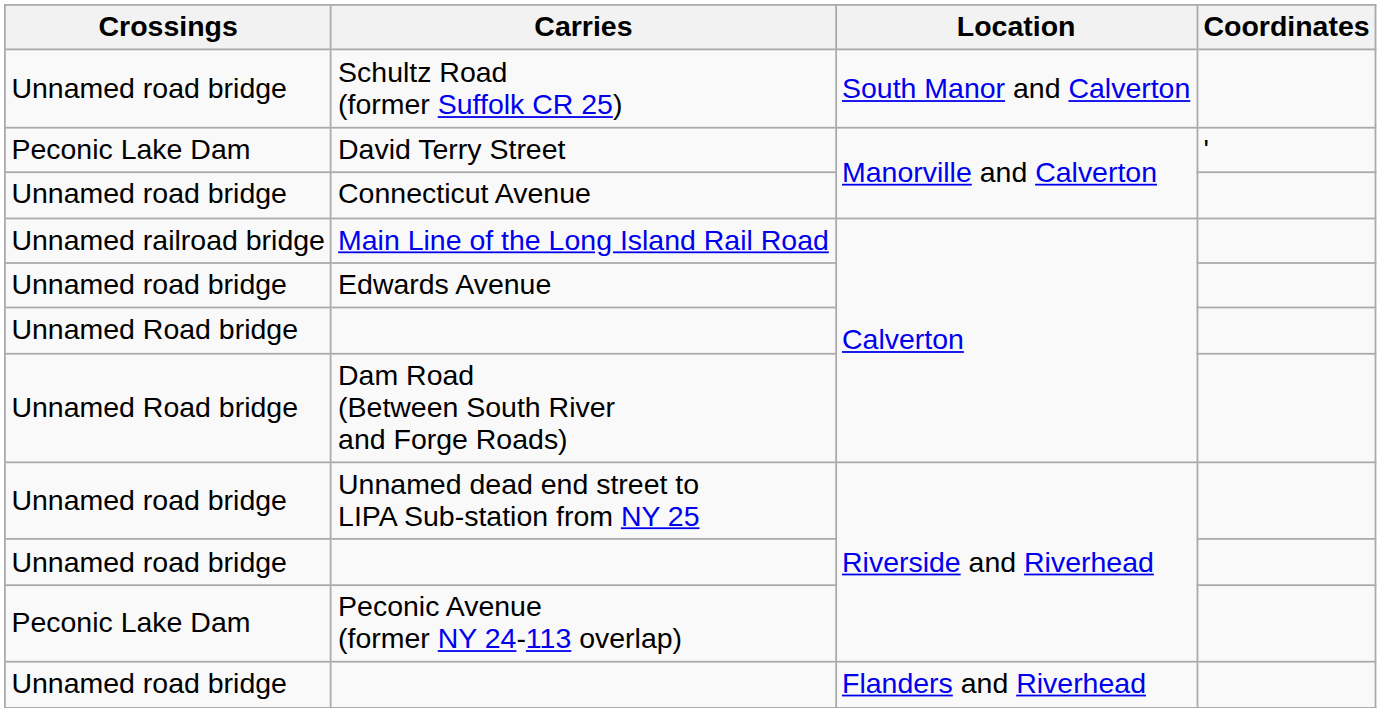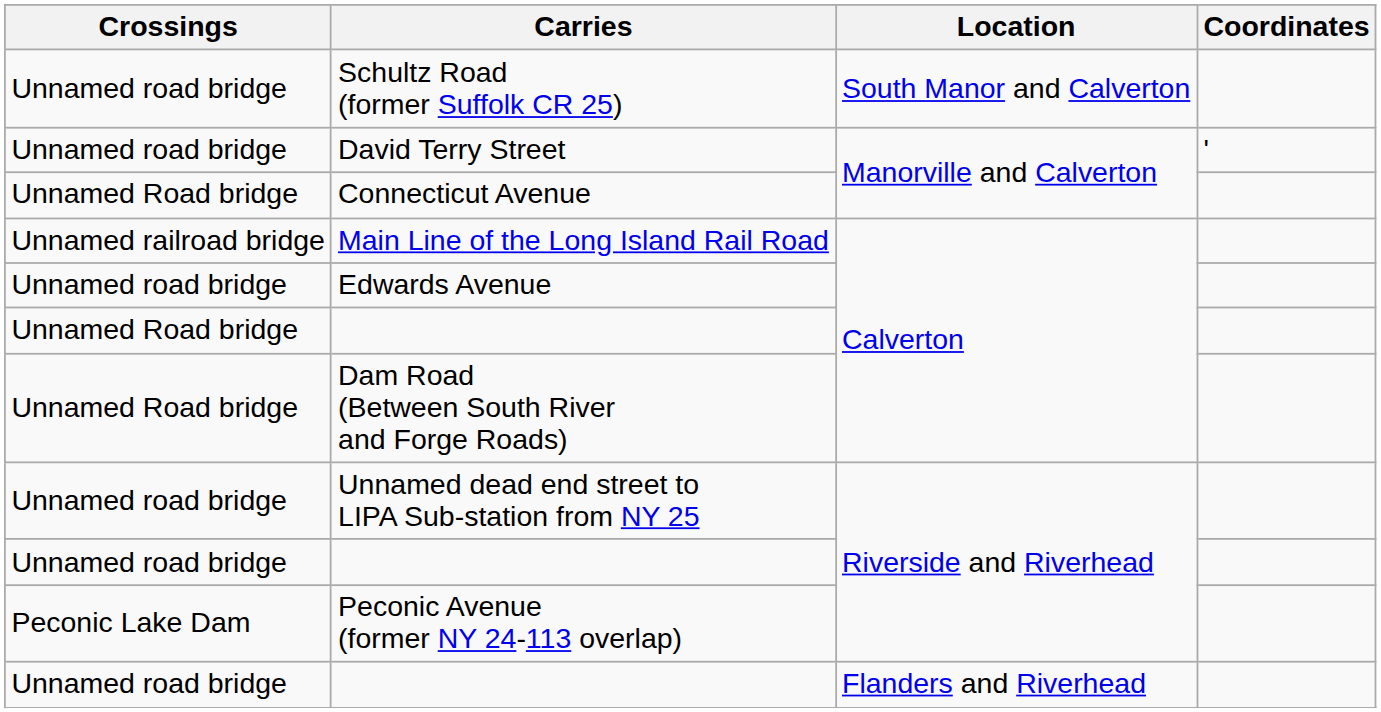(131, 149) Peconic Lake Dam -> (149, 149) Unnamed road bridge
(149, 194) Unnamed road bridge -> (155, 194) Unnamed Road bridge
